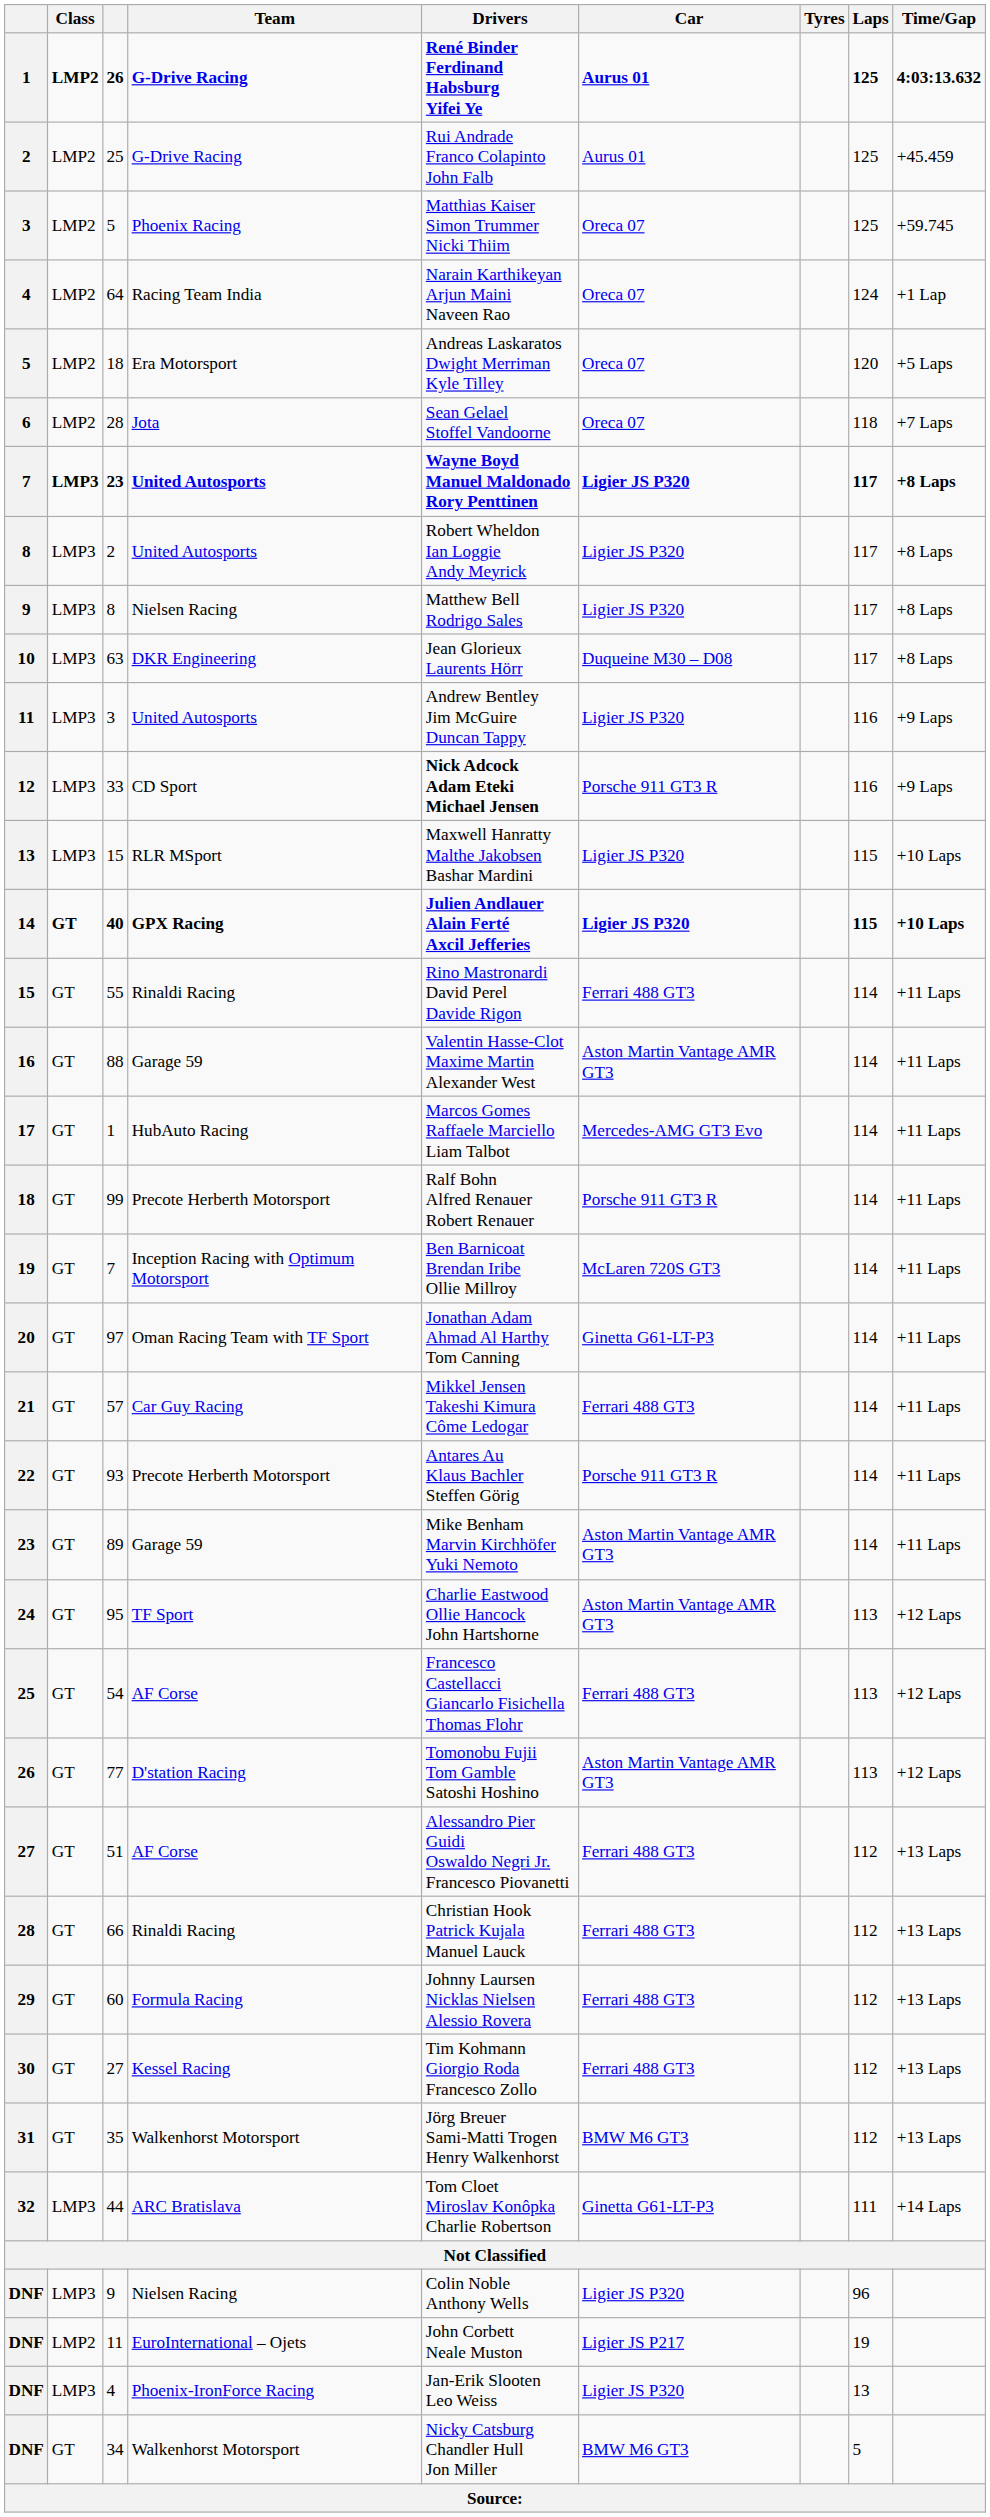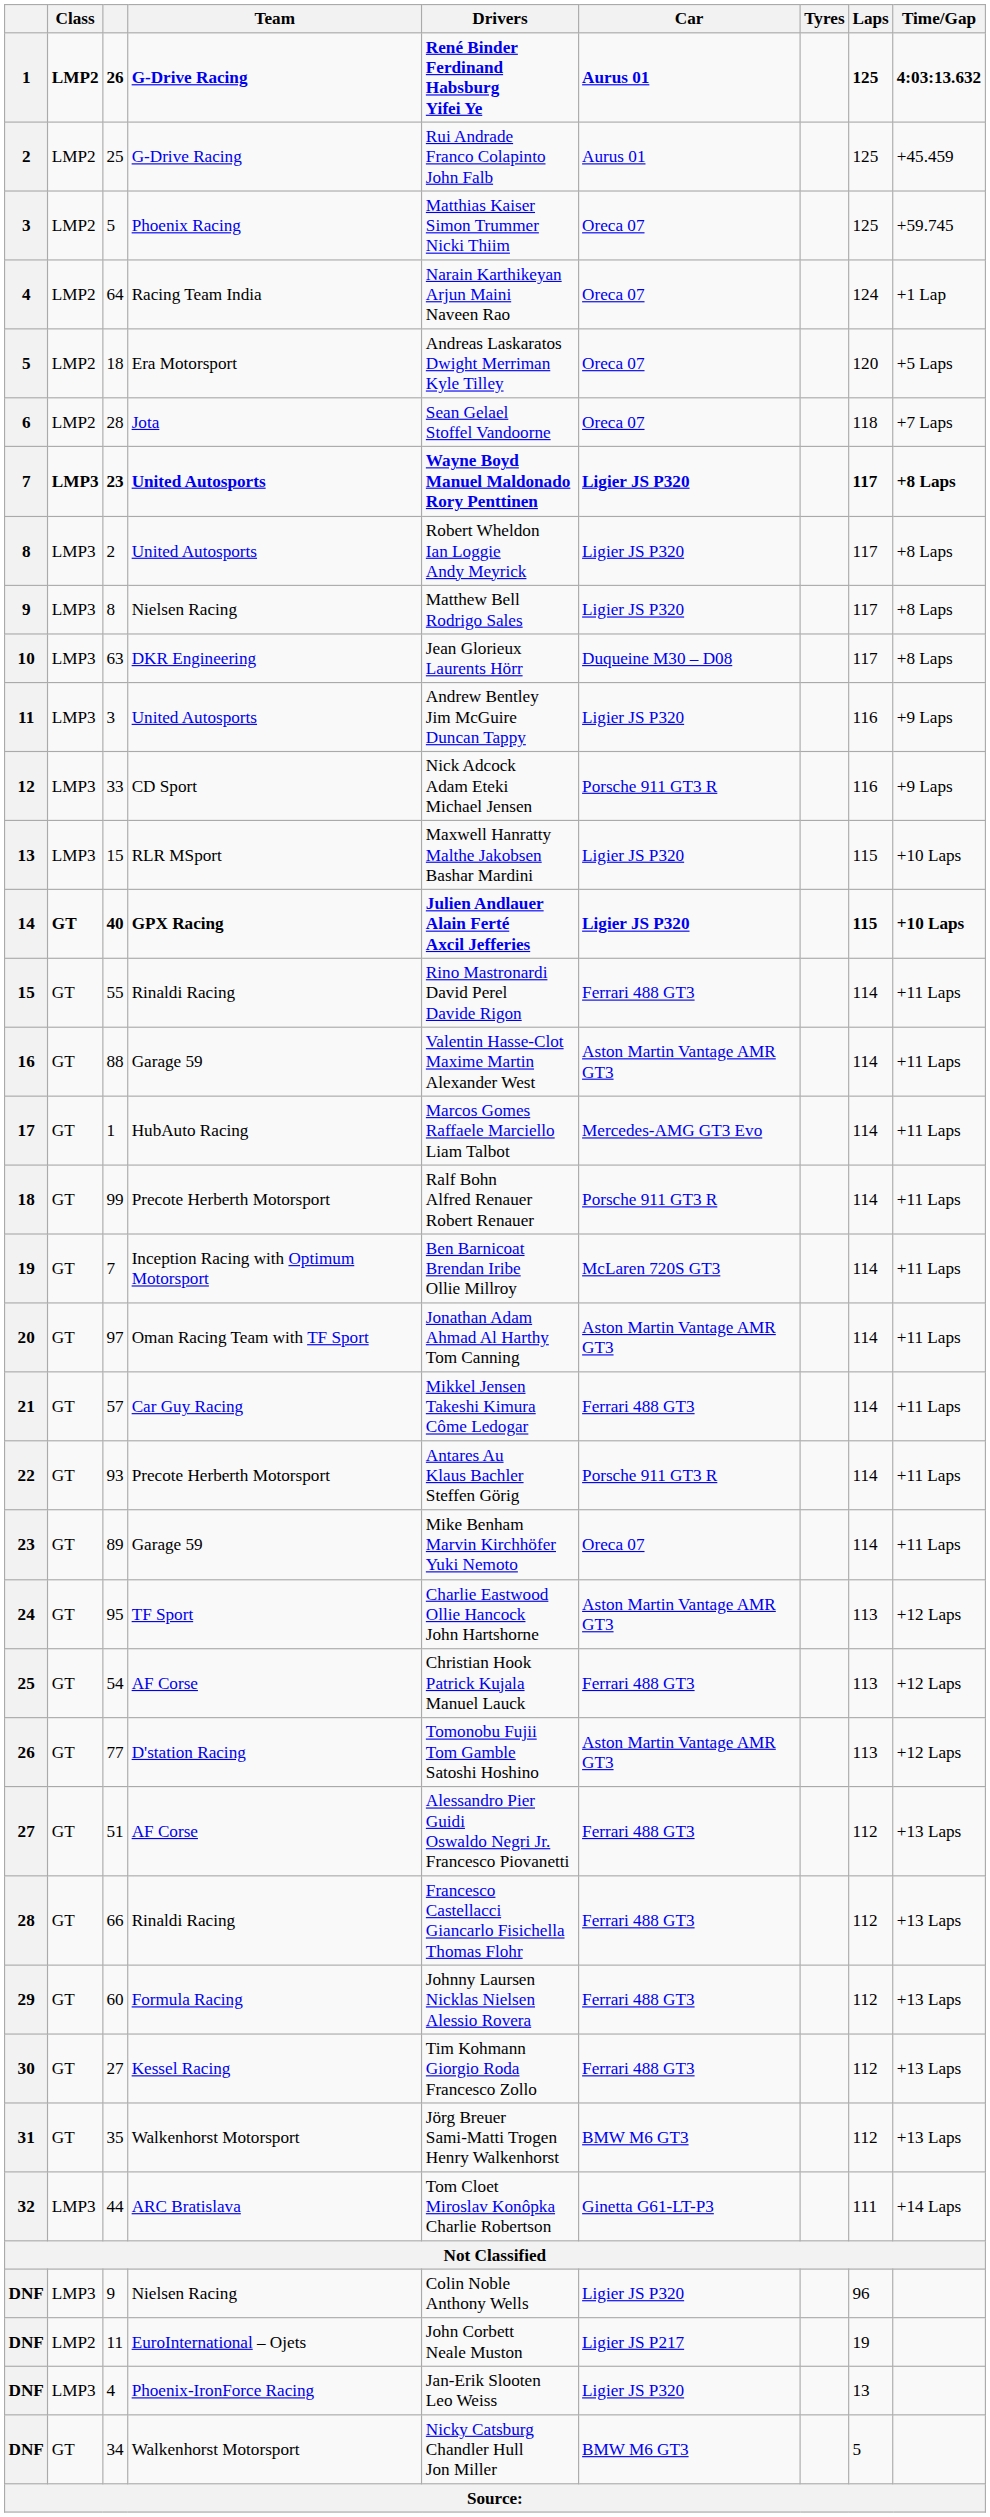(482, 785) bold -> (479, 785) normal
(648, 1337) Ginetta G61-LT-P3 -> (679, 1337) Aston Martin Vantage AMR GT3
(679, 1544) Aston Martin Vantage AMR GT3 -> (613, 1544) Oreca 07
(495, 1693) Francesco Castellacci Giancarlo Fisichella Thomas Flohr -> (479, 1682) Christian Hook Patrick Kujala Manuel Lauck
(479, 1930) Christian Hook Patrick Kujala Manuel Lauck -> (495, 1920) Francesco Castellacci Giancarlo Fisichella Thomas Flohr
